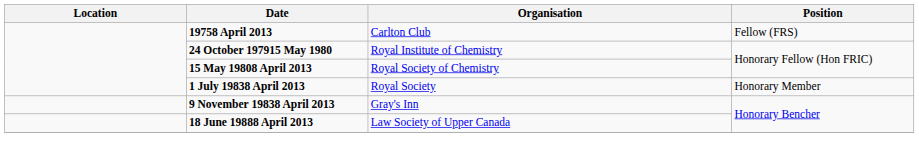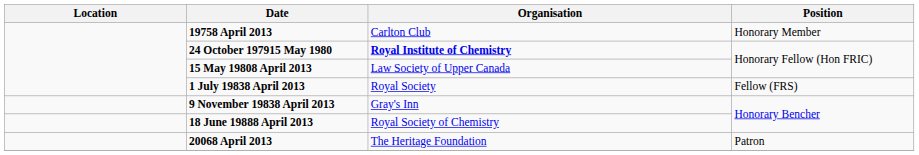(766, 31) Fellow (FRS) -> (778, 31) Honorary Member
(437, 50) normal -> (441, 50) bold
(435, 68) Royal Society of Chemistry -> (440, 68) Law Society of Upper Canada
(778, 86) Honorary Member -> (766, 86) Fellow (FRS)
(440, 123) Law Society of Upper Canada -> (435, 123) Royal Society of Chemistry
+ row: (230, 141)
